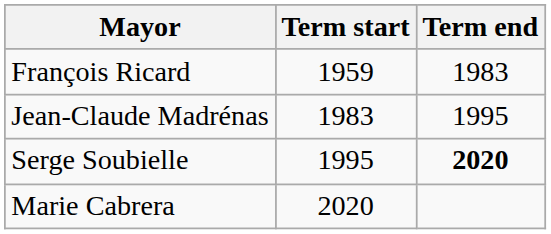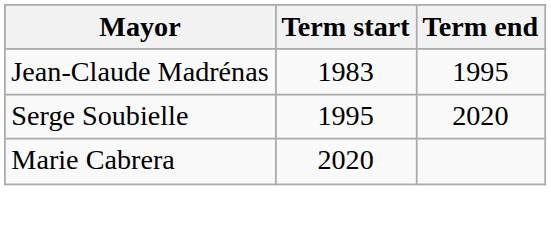- row: (101, 71)
(480, 160) bold -> (480, 116) normal
